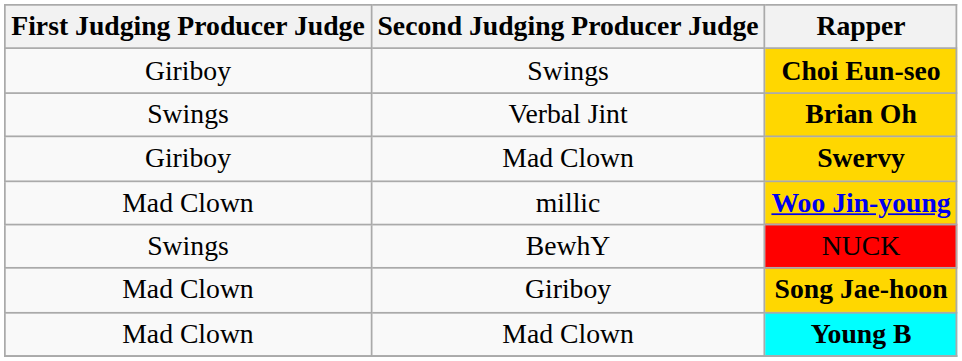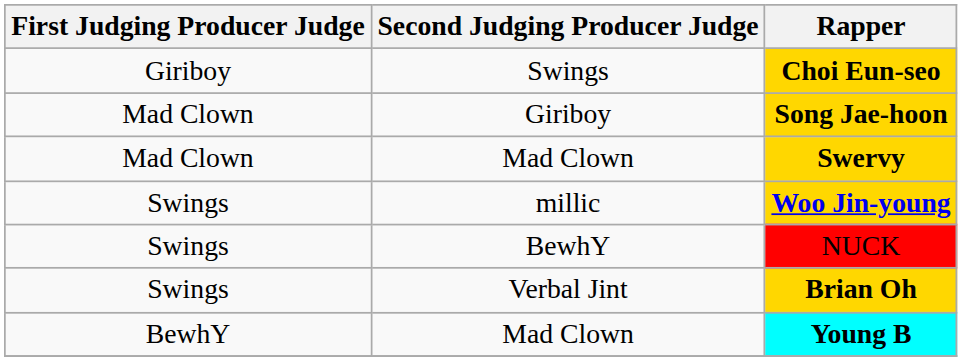rows swapped: (861, 289) <-> (861, 114)
(188, 158) Giriboy -> (188, 158) Mad Clown
(188, 202) Mad Clown -> (188, 202) Swings
(188, 333) Mad Clown -> (188, 333) BewhY
